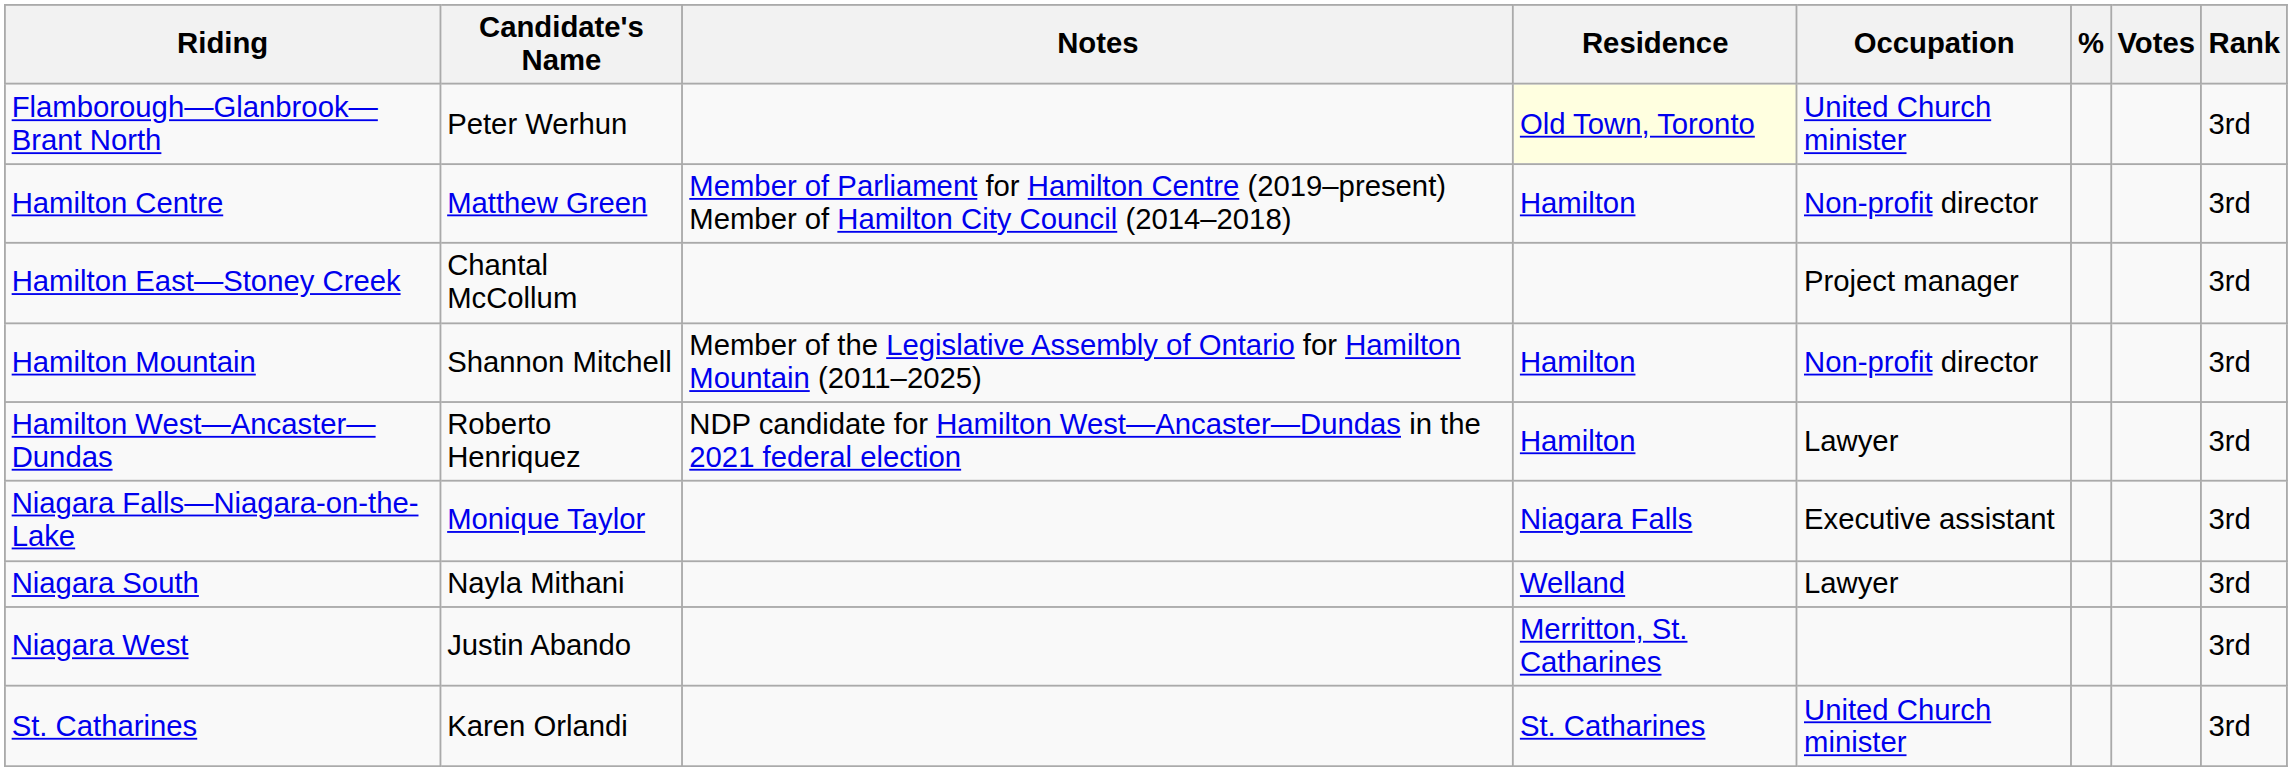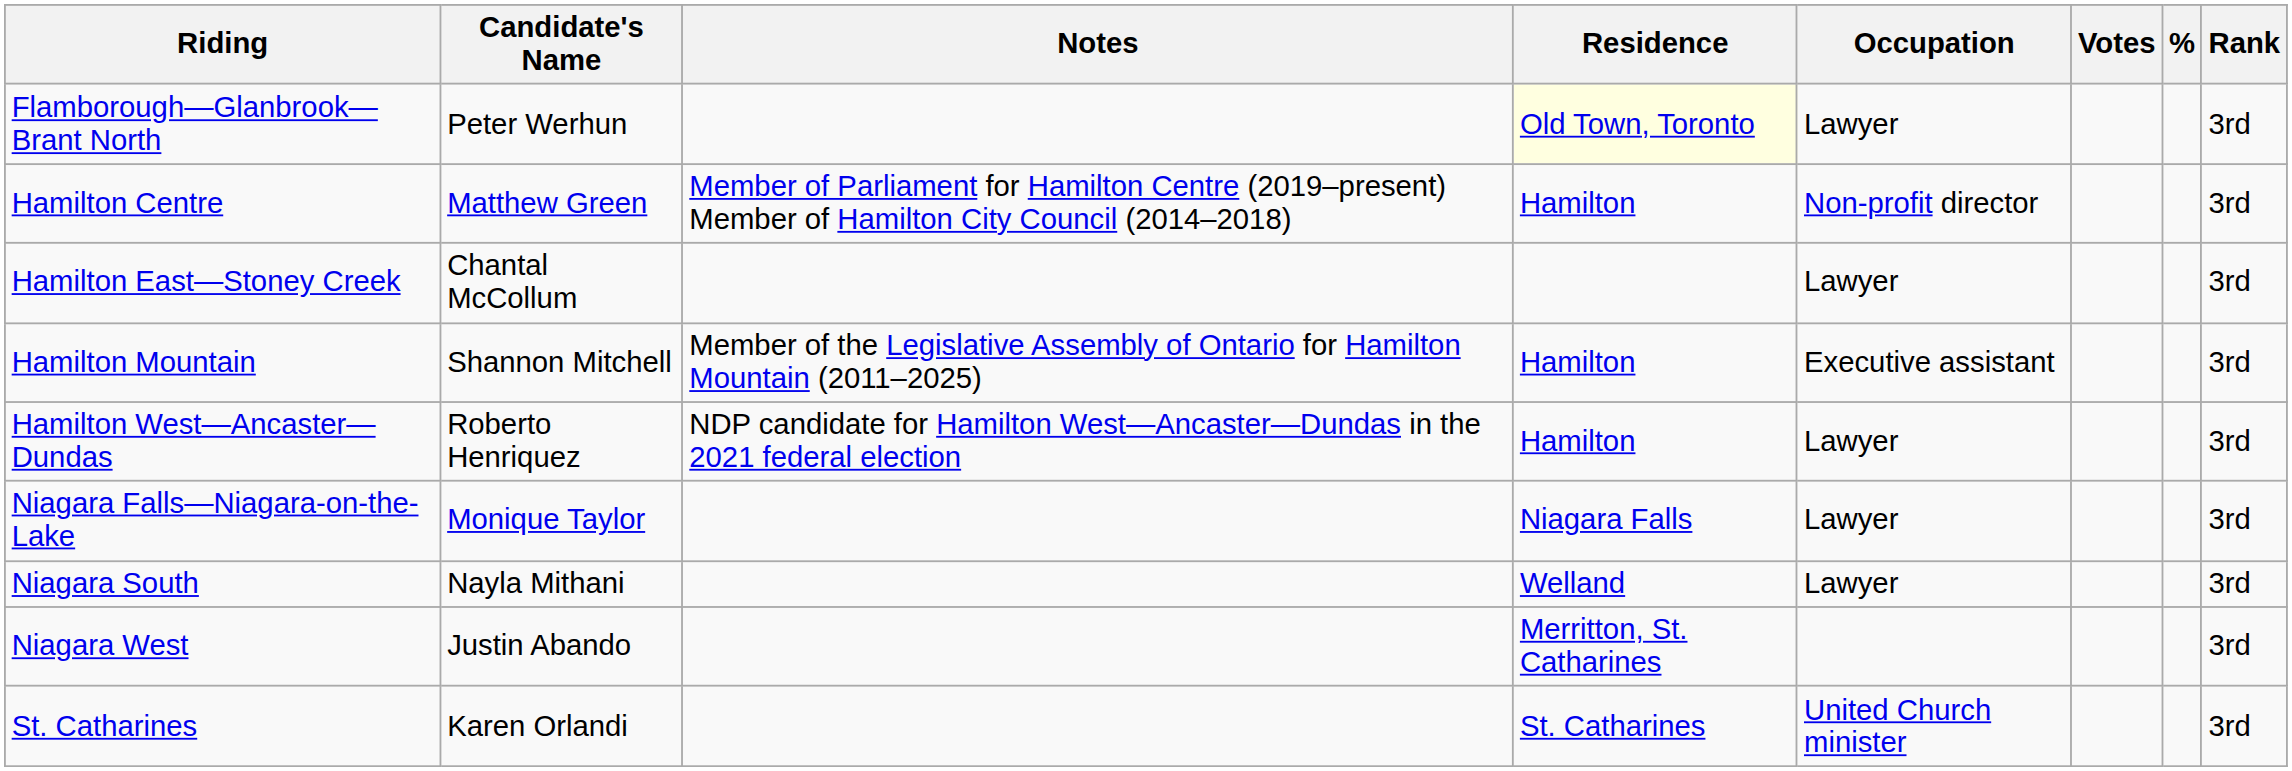columns swapped: (2156, 44) <-> (2091, 44)
(1898, 123) United Church minister -> (1851, 123) Lawyer
(1911, 282) Project manager -> (1851, 282) Lawyer
(1921, 361) Non-profit director -> (1929, 361) Executive assistant
(1929, 520) Executive assistant -> (1851, 520) Lawyer
